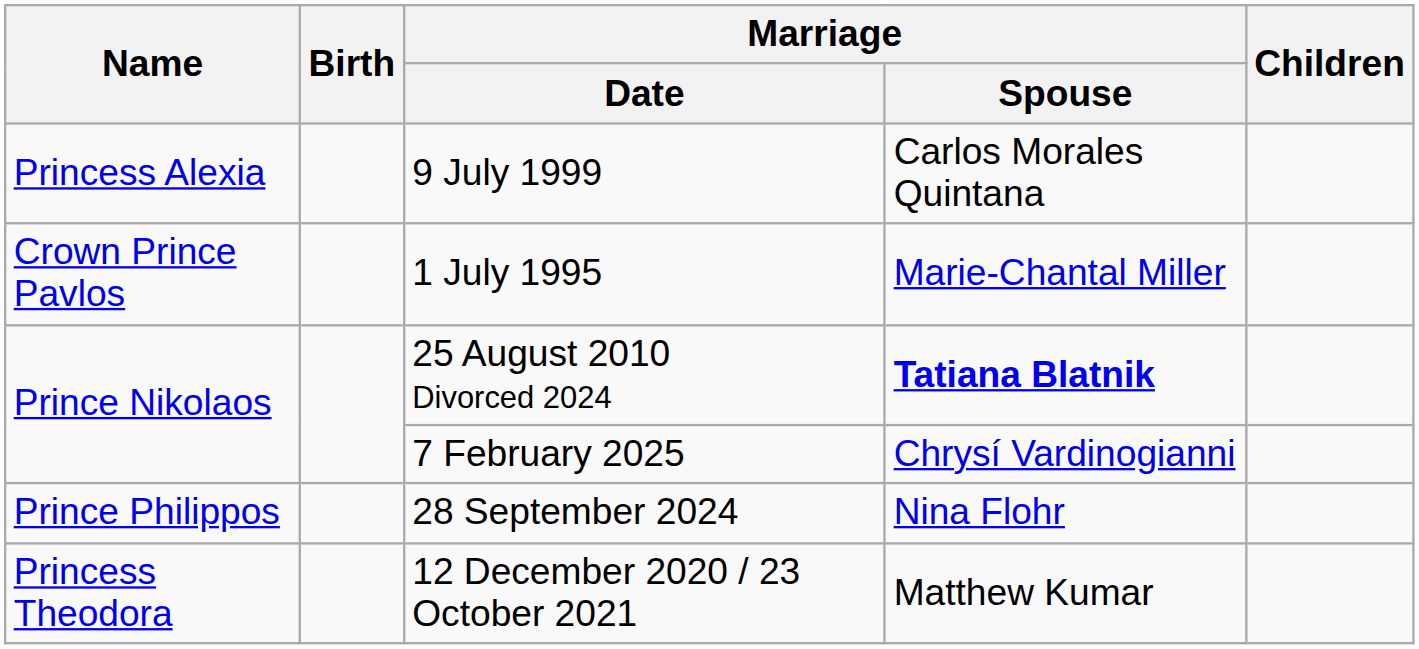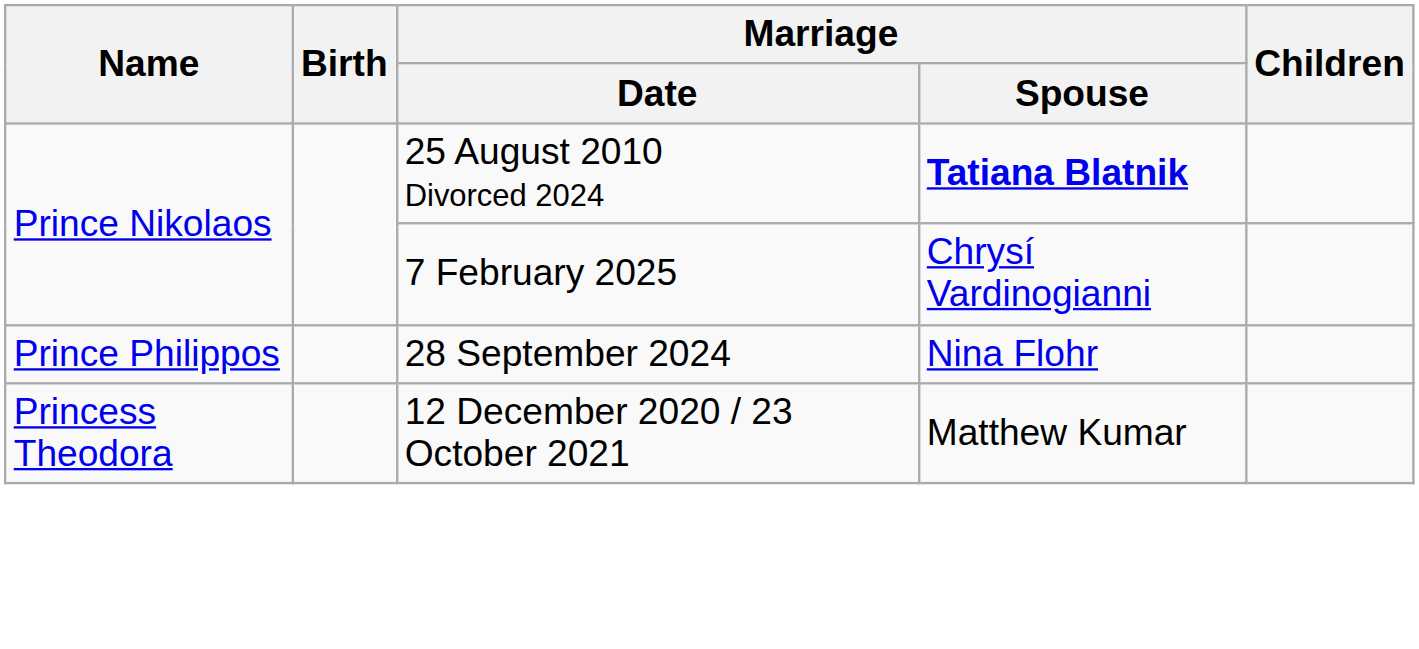- row: (507, 172)
- row: (507, 273)
